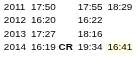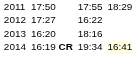(43, 20) 16:20 -> (43, 20) 17:27
(43, 33) 17:27 -> (43, 33) 16:20
